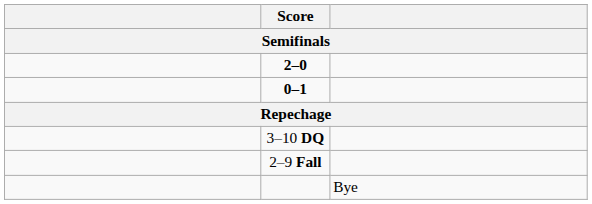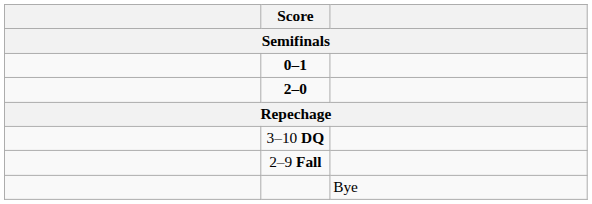rows swapped: (295, 89) <-> (295, 65)
